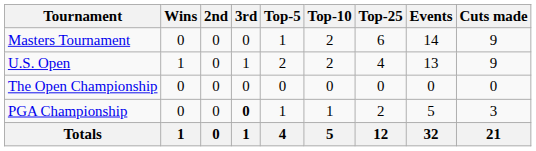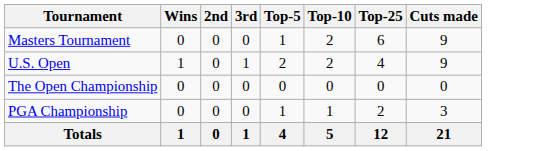- column: (431, 16)
(246, 110) bold -> (246, 110) normal
